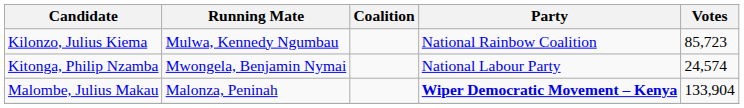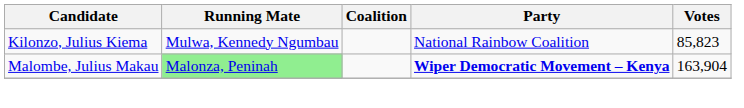(706, 41) 85,723 -> (698, 41) 85,823
- row: (83, 66)
(222, 90) no background -> (222, 66) lightgreen background
(710, 90) 133,904 -> (702, 66) 163,904
